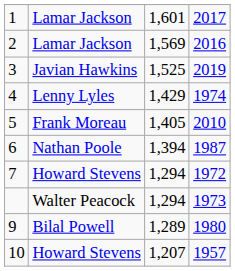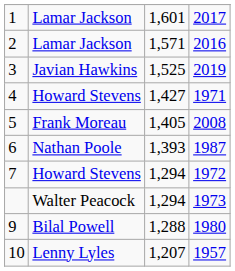(167, 43) 1,569 -> (167, 43) 1,571
(73, 95) Lenny Lyles -> (87, 95) Howard Stevens
(167, 95) 1,429 -> (167, 95) 1,427
(210, 95) 1974 -> (210, 95) 1971
(210, 122) 2010 -> (210, 122) 2008
(167, 148) 1,394 -> (167, 148) 1,393
(167, 226) 1,289 -> (167, 226) 1,288
(87, 252) Howard Stevens -> (73, 252) Lenny Lyles
